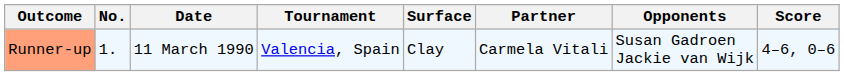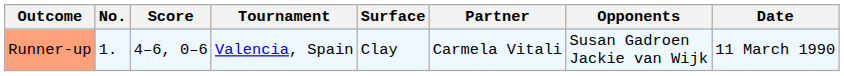columns swapped: (194, 16) <-> (798, 16)
